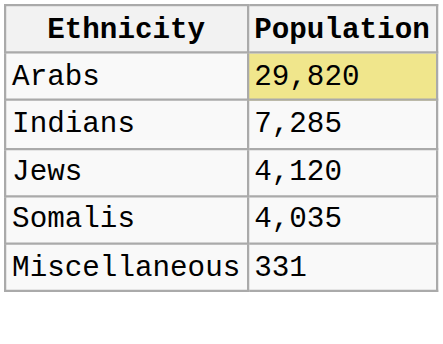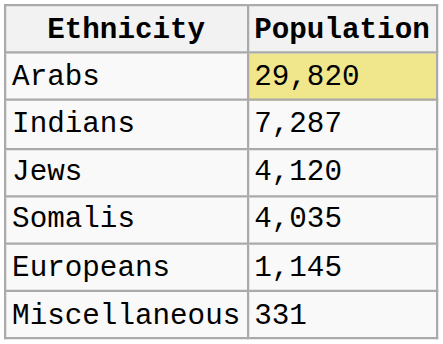(298, 124) 7,285 -> (298, 124) 7,287
+ row: (91, 267)
